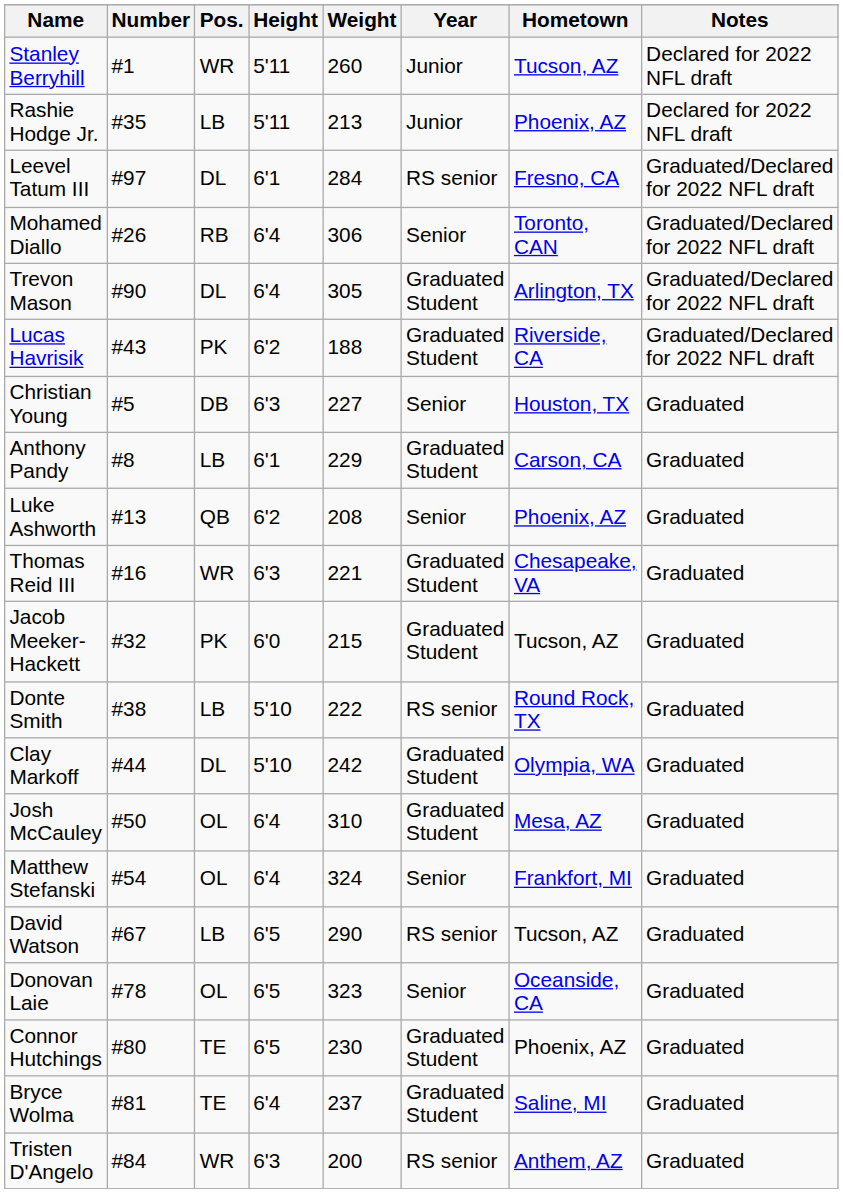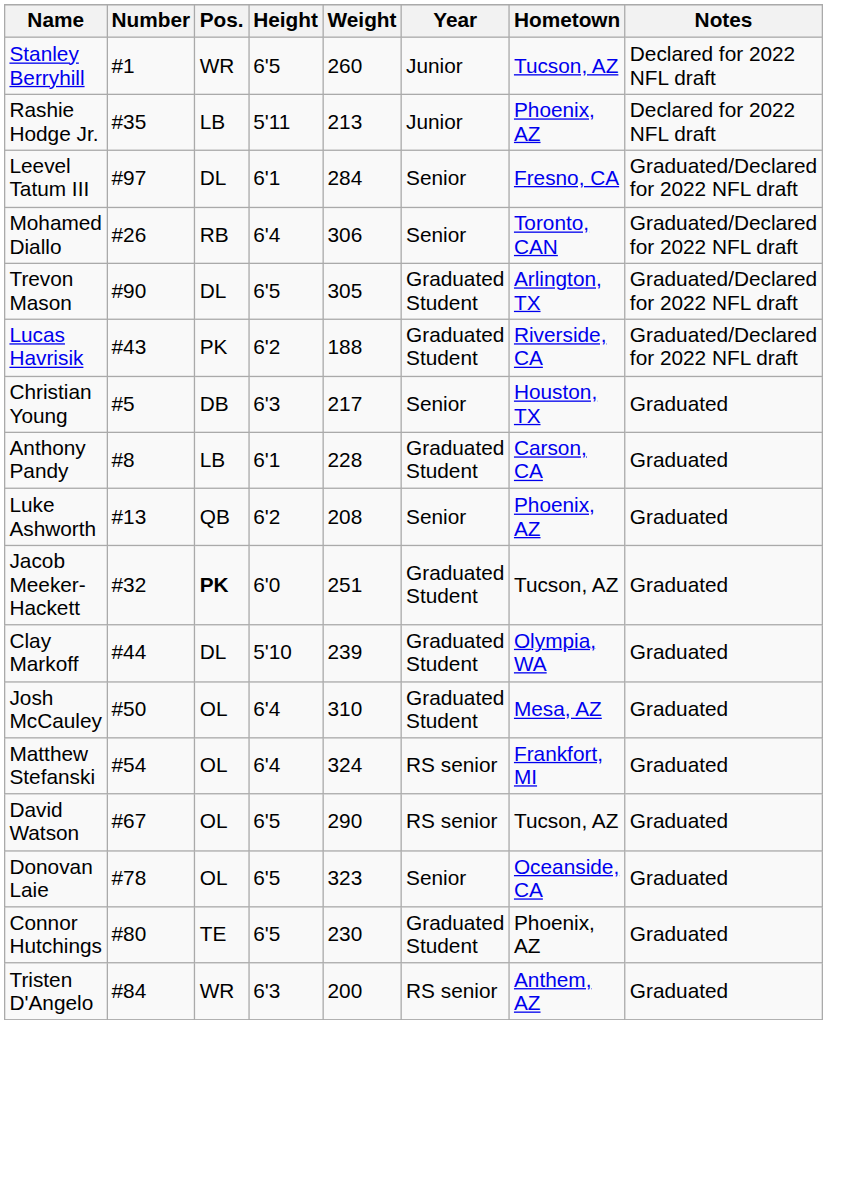(272, 65) 5'11 -> (267, 65) 6'5
(452, 178) RS senior -> (436, 178) Senior
(267, 291) 6'4 -> (267, 291) 6'5
(345, 404) 227 -> (345, 404) 217
(345, 460) 229 -> (345, 460) 228
- row: (47, 573)
(214, 641) normal -> (214, 584) bold
(345, 641) 215 -> (345, 584) 251
- row: (37, 709)
(345, 765) 242 -> (345, 652) 239
(436, 878) Senior -> (452, 765) RS senior
(212, 934) LB -> (214, 822) OL
- row: (42, 1104)
